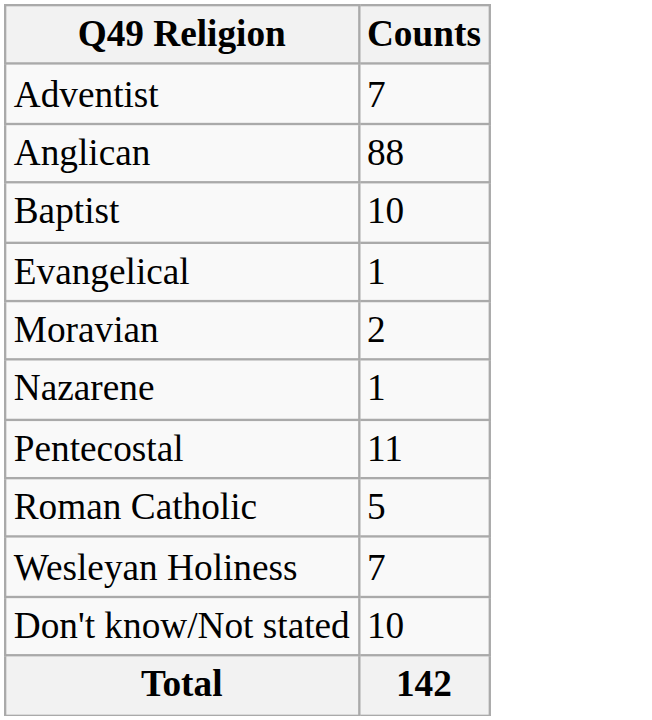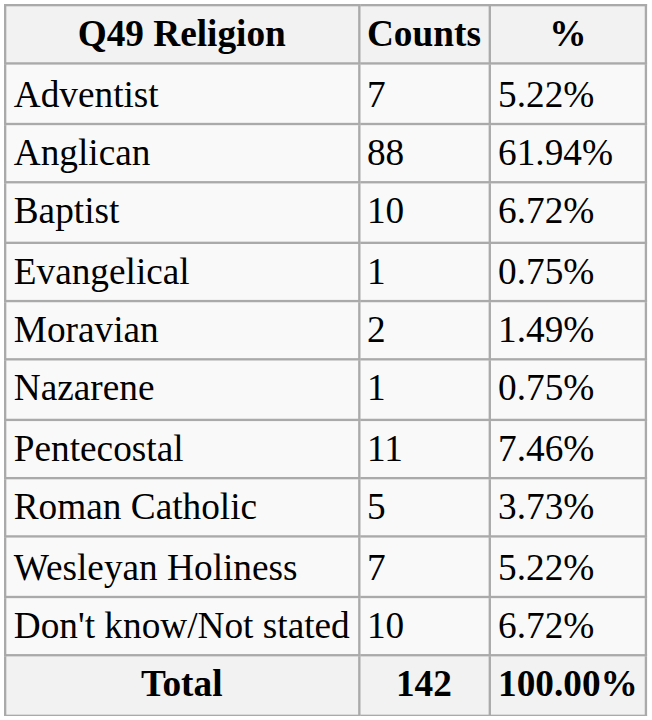+ column: (568, 34)
